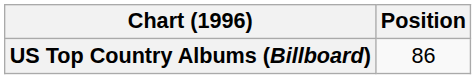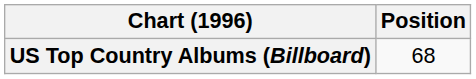(423, 55) 86 -> (423, 55) 68
